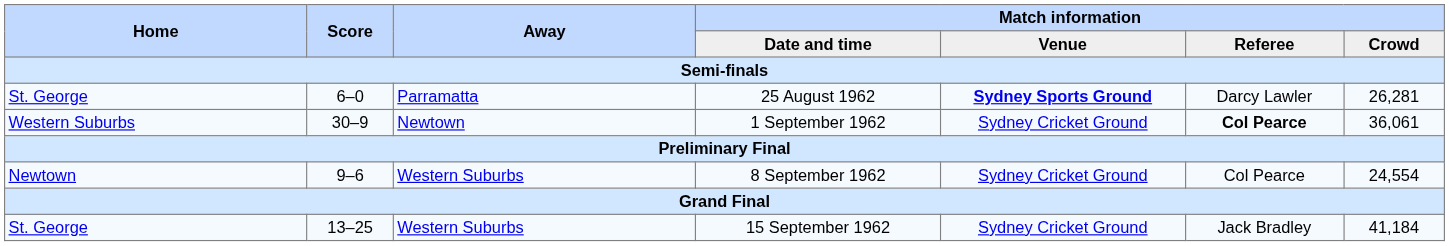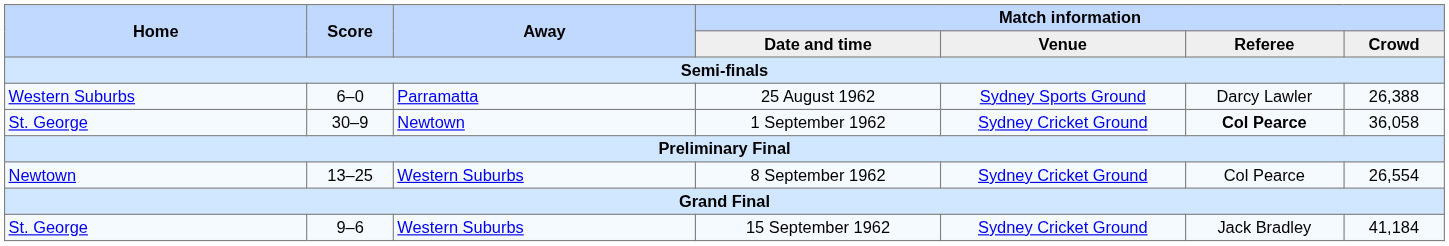(48, 96) St. George -> (72, 96) Western Suburbs
(1063, 96) bold -> (1063, 96) normal
(1394, 96) 26,281 -> (1394, 96) 26,388
(72, 123) Western Suburbs -> (48, 123) St. George
(1394, 123) 36,061 -> (1394, 123) 36,058
(350, 175) 9–6 -> (350, 175) 13–25
(1394, 175) 24,554 -> (1394, 175) 26,554
(350, 227) 13–25 -> (350, 227) 9–6
